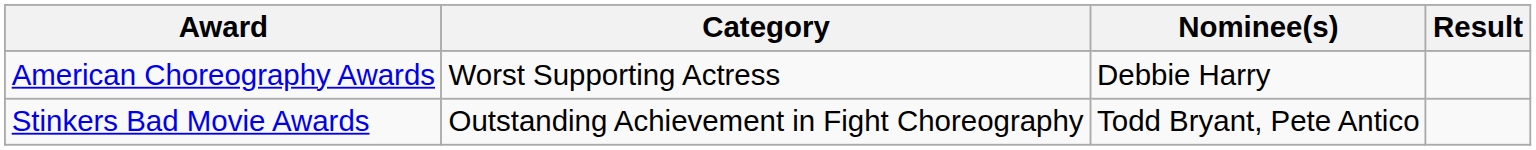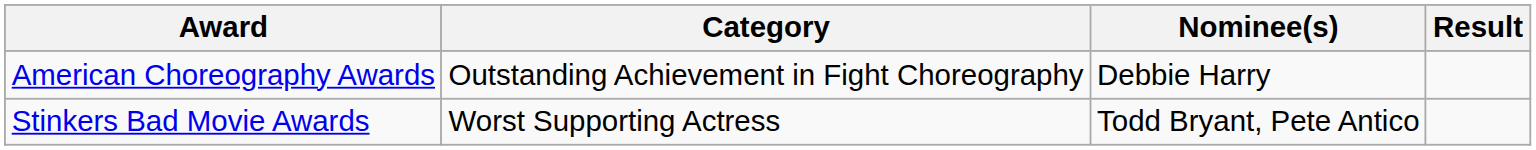(614, 74) Worst Supporting Actress -> (766, 74) Outstanding Achievement in Fight Choreography
(766, 121) Outstanding Achievement in Fight Choreography -> (614, 121) Worst Supporting Actress
